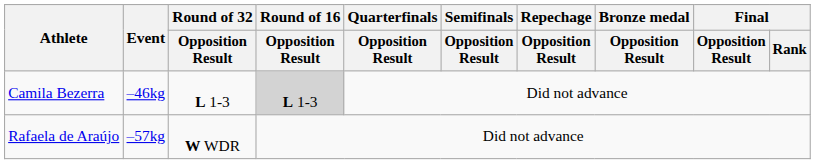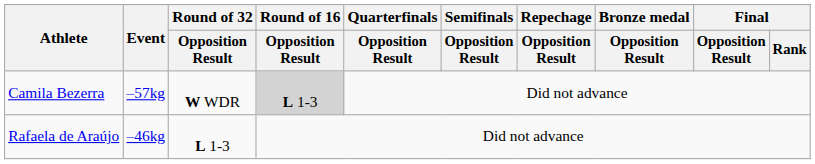(146, 93) –46kg -> (146, 93) –57kg
(212, 102) L 1-3 -> (212, 102) W WDR
(146, 136) –57kg -> (146, 136) –46kg
(212, 145) W WDR -> (212, 145) L 1-3
